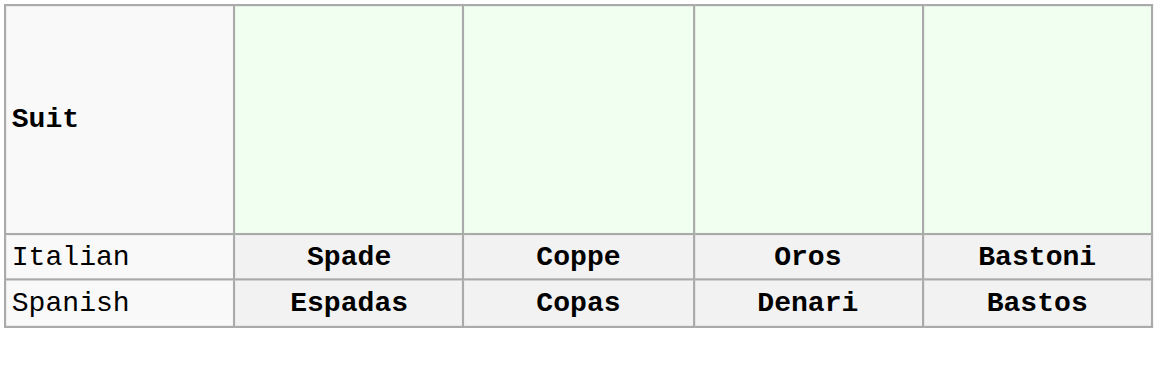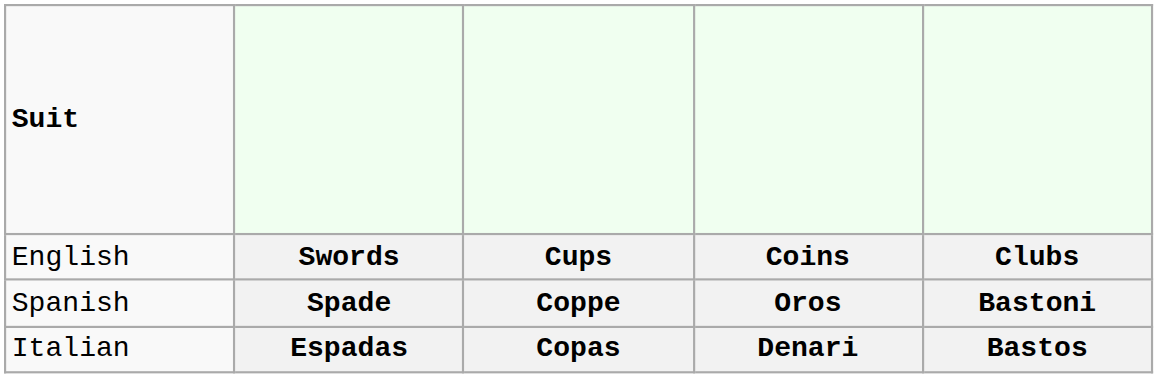+ row: (349, 257)
(71, 257) Italian -> (71, 303) Spanish
(71, 303) Spanish -> (71, 349) Italian
